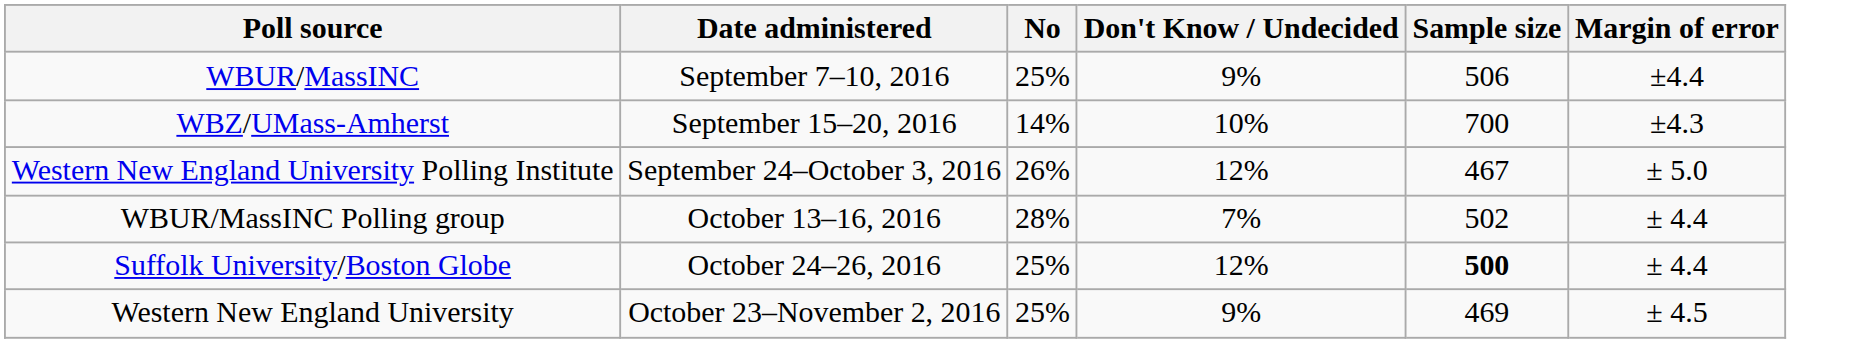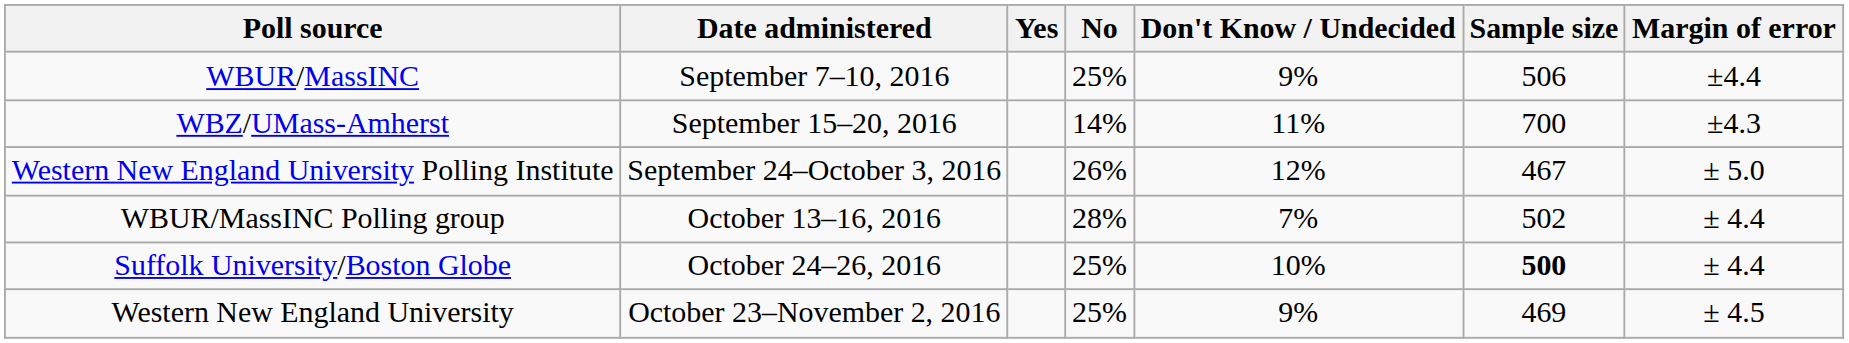+ column: (1037, 28)
(1241, 123) 10% -> (1298, 123) 11%
(1241, 265) 12% -> (1298, 265) 10%
